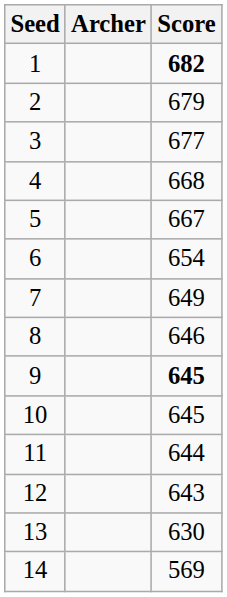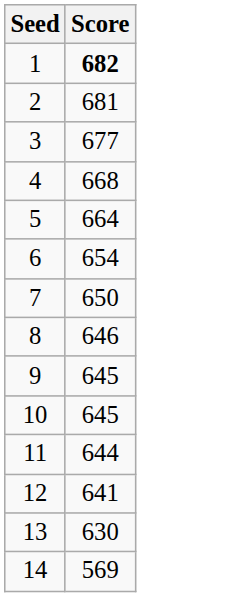- column: (108, 24)
(186, 102) 679 -> (100, 102) 681
(186, 219) 667 -> (100, 219) 664
(186, 297) 649 -> (100, 297) 650
(186, 375) bold -> (100, 375) normal
(186, 492) 643 -> (100, 492) 641
